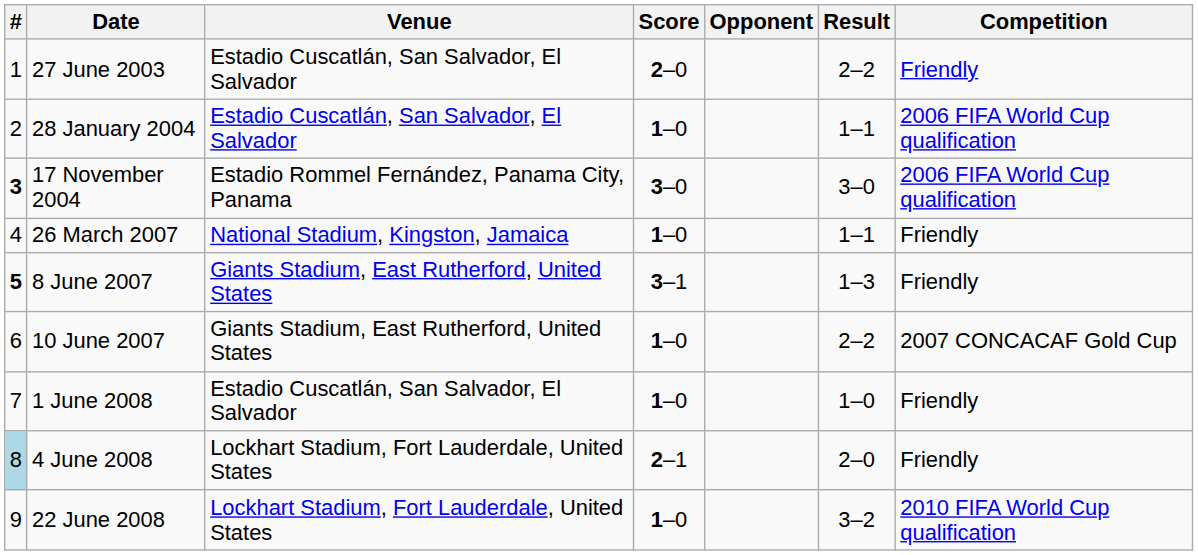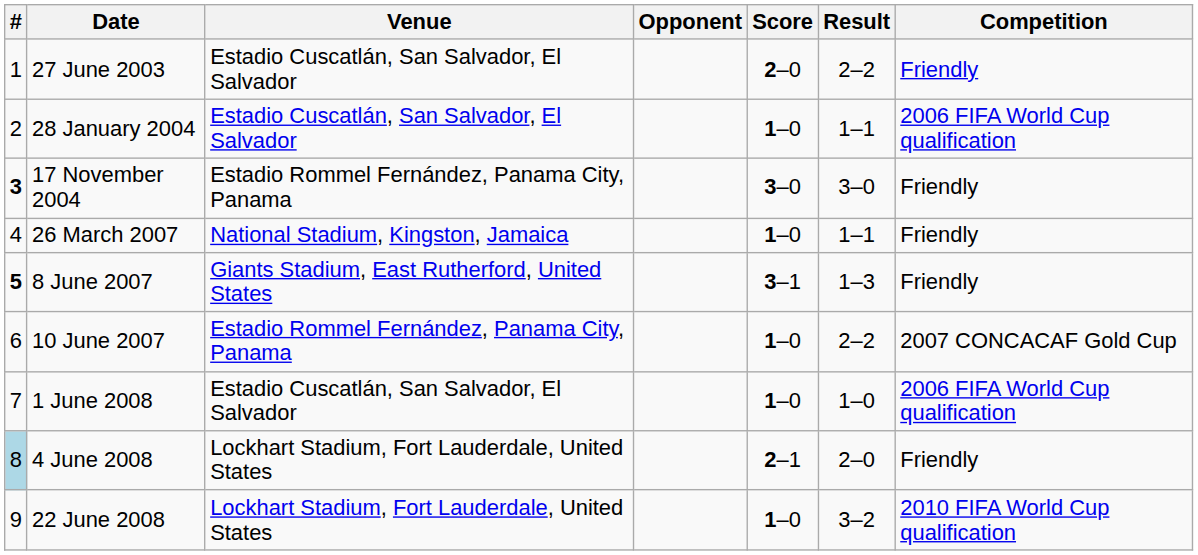columns swapped: (761, 21) <-> (669, 21)
(1005, 187) 2006 FIFA World Cup qualification -> (939, 187) Friendly
(406, 341) Giants Stadium, East Rutherford, United States -> (417, 341) Estadio Rommel Fernández, Panama City, Panama
(939, 400) Friendly -> (1005, 400) 2006 FIFA World Cup qualification
